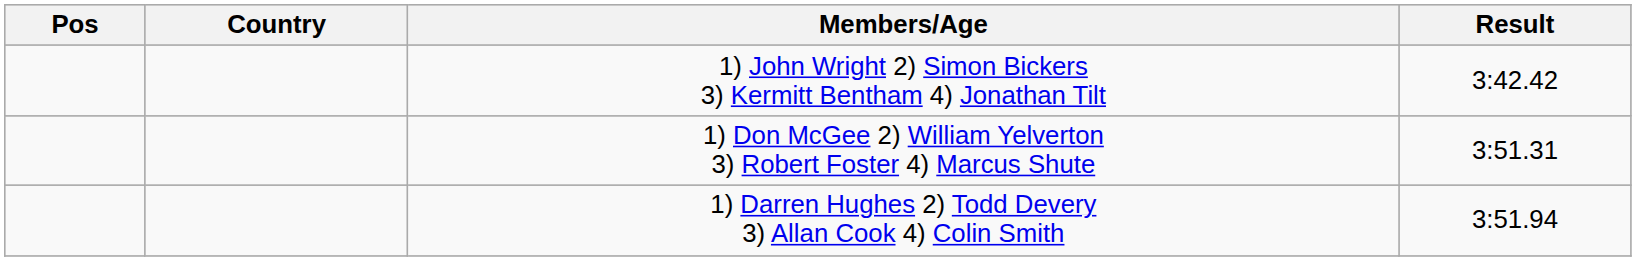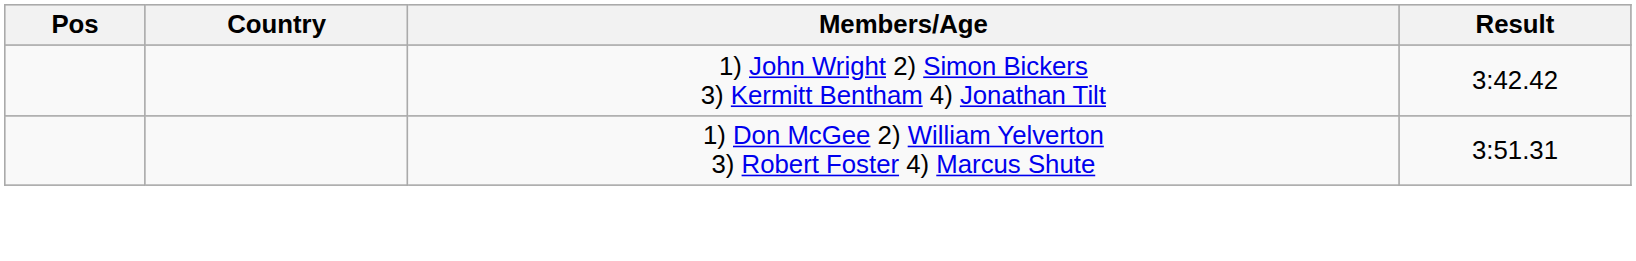- row: (903, 219)
